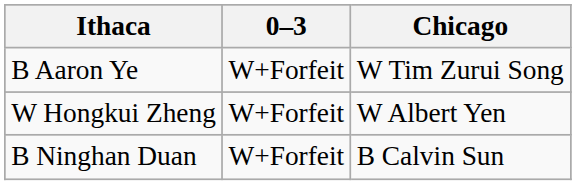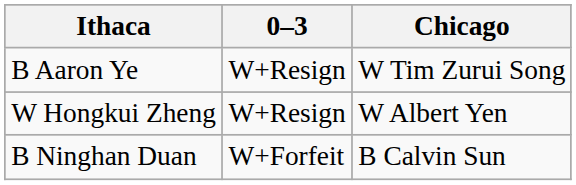(286, 69) W+Forfeit -> (287, 69) W+Resign
(286, 112) W+Forfeit -> (287, 112) W+Resign
